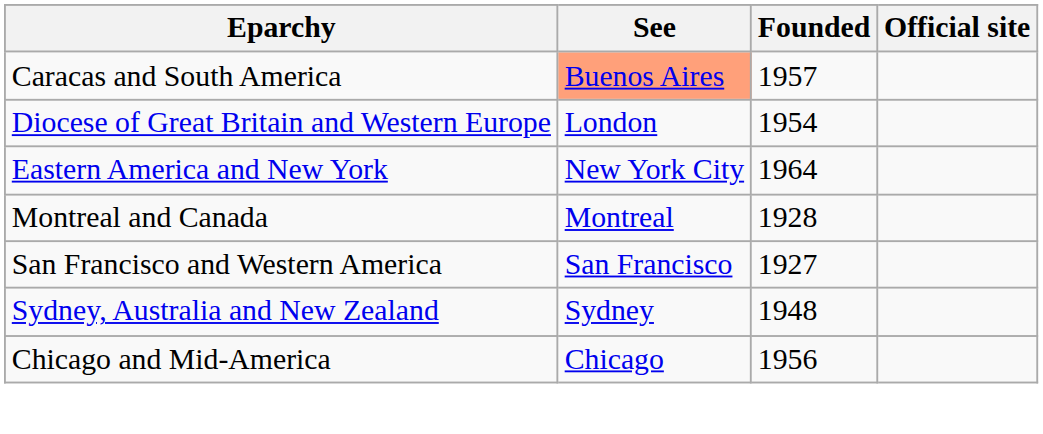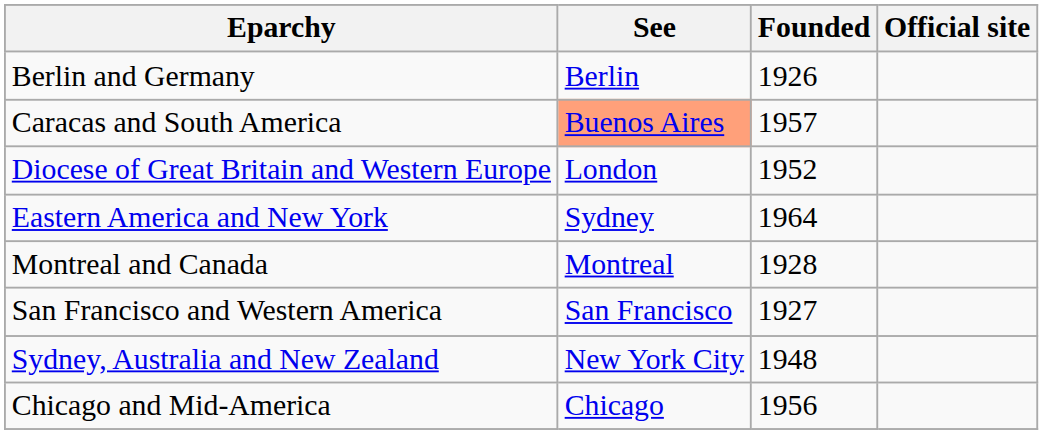+ row: (133, 75)
(788, 122) 1954 -> (788, 169) 1952
(654, 169) New York City -> (609, 216) Sydney
(609, 311) Sydney -> (654, 358) New York City
